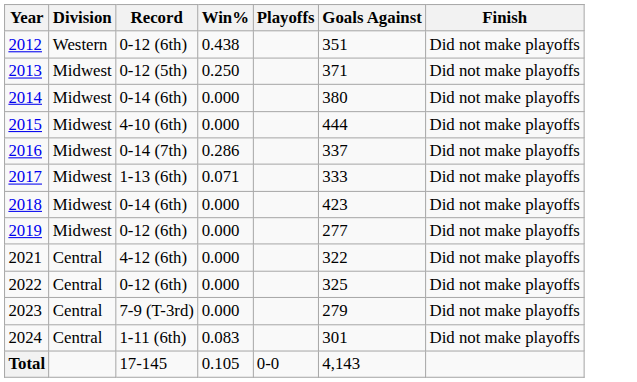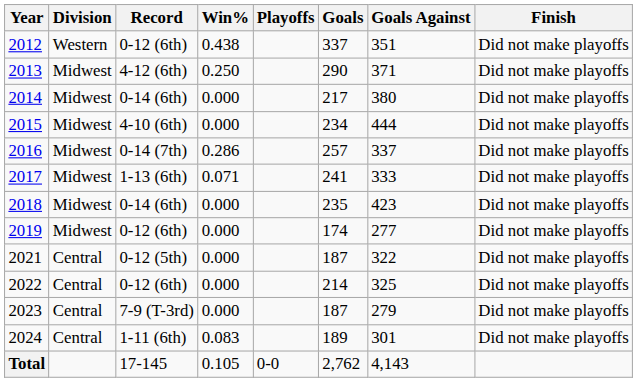+ column: (343, 17)
(153, 71) 0-12 (5th) -> (153, 71) 4-12 (6th)
(153, 257) 4-12 (6th) -> (153, 257) 0-12 (5th)
